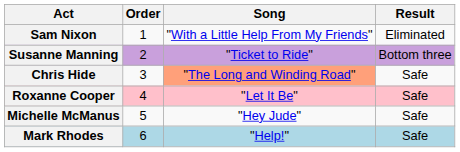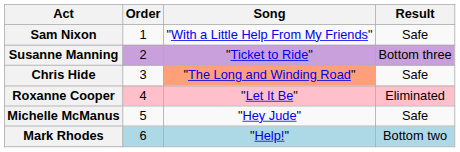(415, 34) Eliminated -> (415, 34) Safe
(415, 95) Safe -> (415, 95) Eliminated
(415, 136) Safe -> (415, 136) Bottom two
